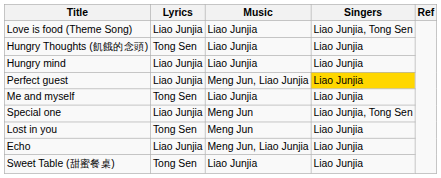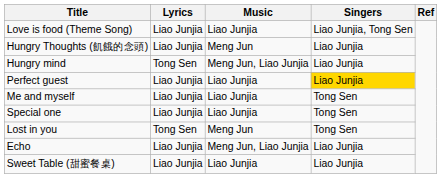(175, 46) Tong Sen -> (178, 46) Liao Junjia
(232, 46) Liao Junjia -> (230, 46) Meng Jun
(178, 64) Liao Junjia -> (175, 64) Tong Sen
(232, 64) Liao Junjia -> (258, 64) Meng Jun, Liao Junjia
(258, 80) Meng Jun, Liao Junjia -> (232, 80) Liao Junjia
(175, 97) Tong Sen -> (178, 97) Liao Junjia
(338, 97) Liao Junjia -> (335, 97) Tong Sen
(230, 113) Meng Jun -> (232, 113) Liao Junjia
(363, 113) Liao Junjia, Tong Sen -> (335, 113) Tong Sen
(338, 130) Liao Junjia -> (335, 130) Tong Sen
(175, 164) Tong Sen -> (178, 164) Liao Junjia
